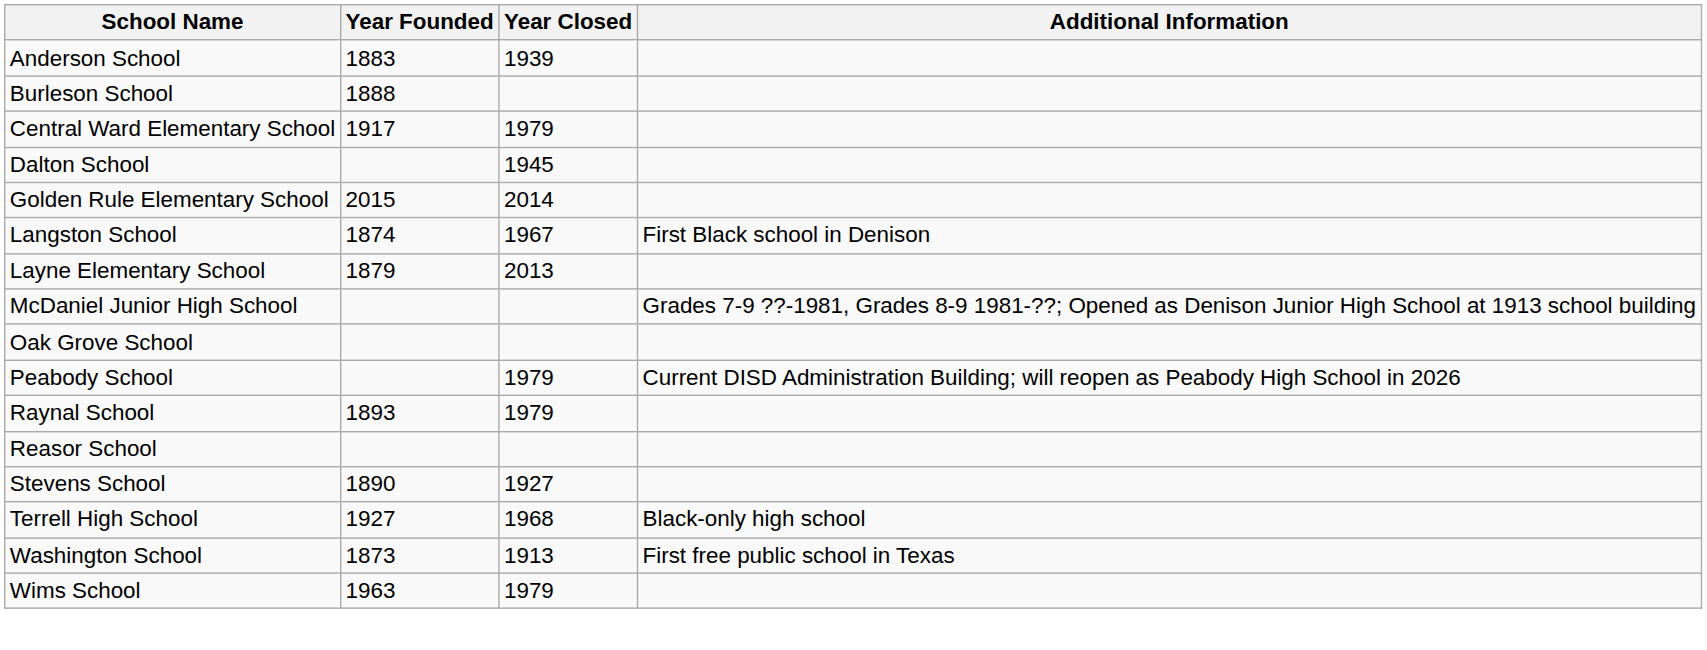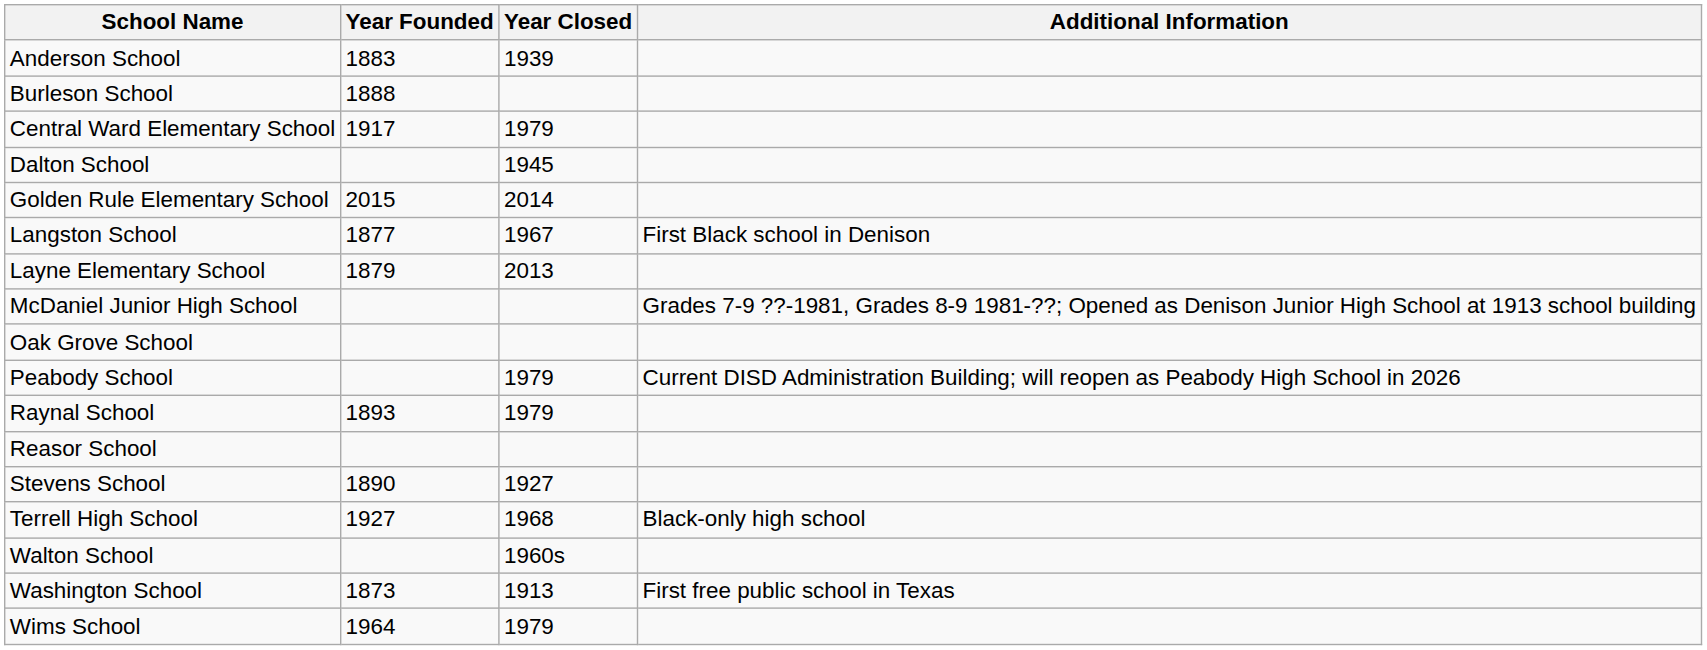(370, 235) 1874 -> (370, 235) 1877
+ row: (82, 555)
(370, 590) 1963 -> (370, 626) 1964
